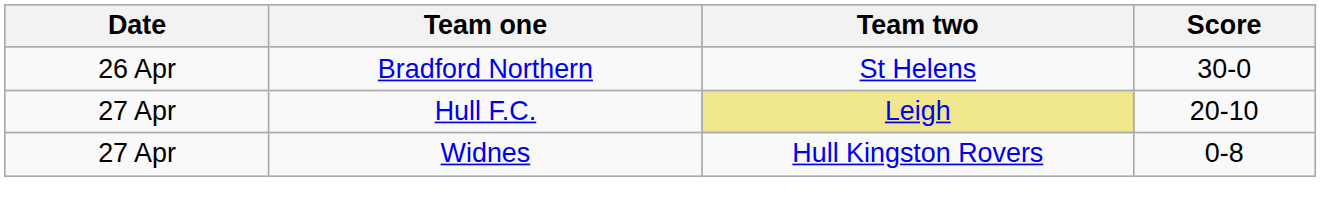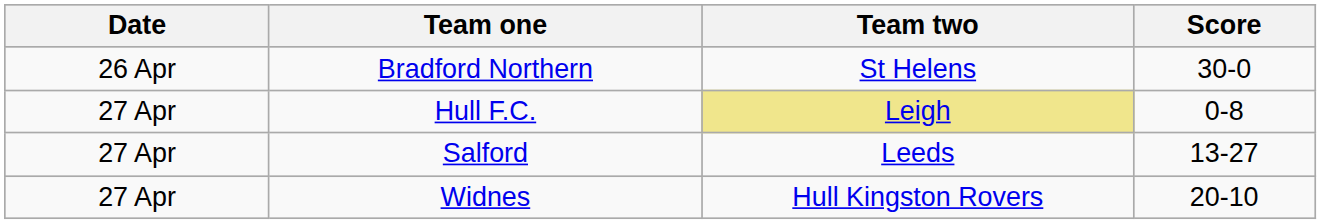(1224, 111) 20-10 -> (1224, 111) 0-8
+ row: (485, 153)
(1224, 153) 0-8 -> (1224, 196) 20-10
